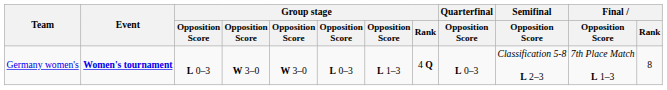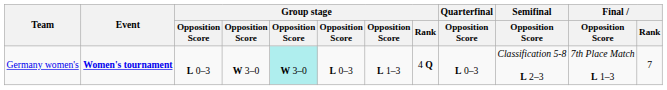(294, 71) no background -> (294, 71) paleturquoise background
(650, 65) 8 -> (650, 65) 7
